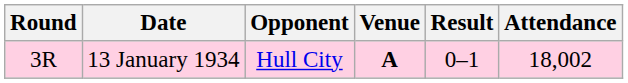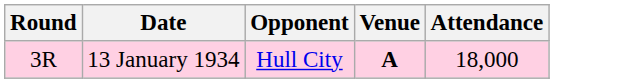- column: (462, 22)
(560, 59) 18,002 -> (487, 59) 18,000
